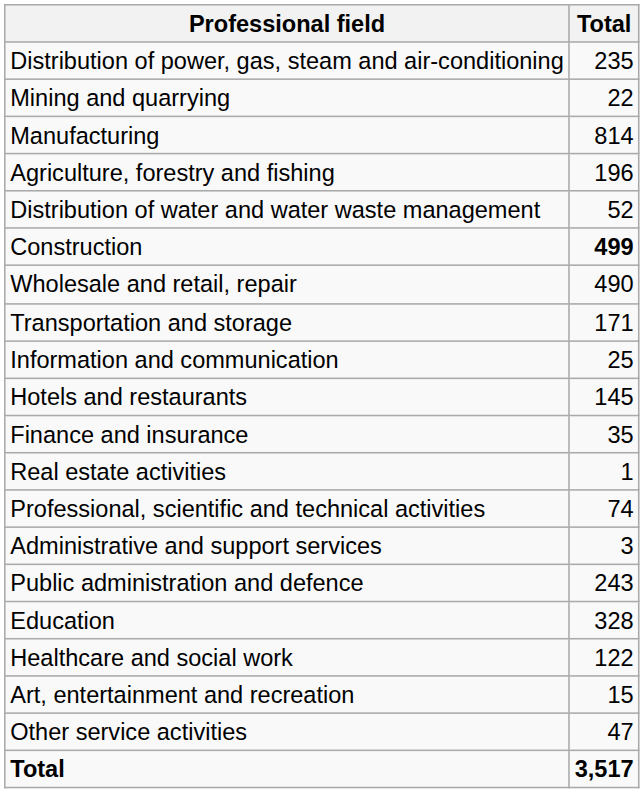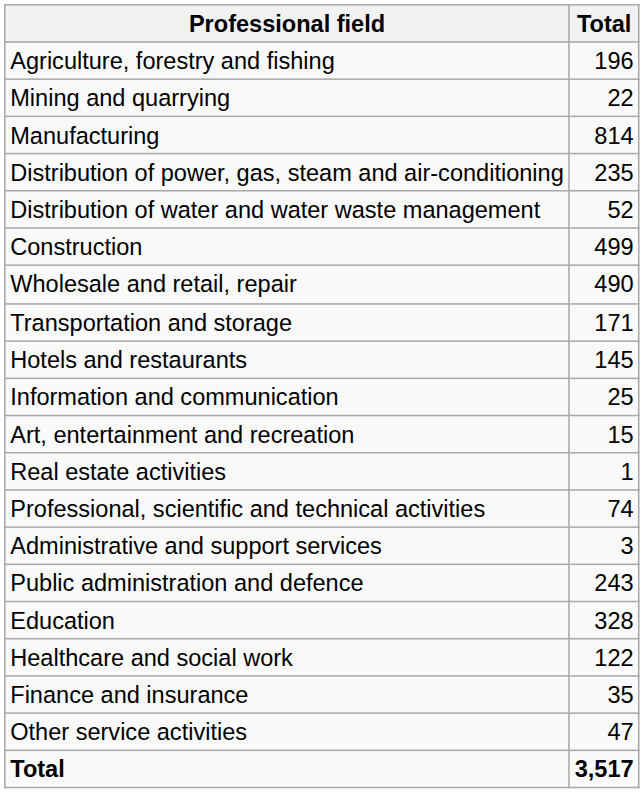rows swapped: (173, 173) <-> (287, 61)
(614, 247) bold -> (614, 247) normal
rows swapped: (129, 397) <-> (174, 359)
rows swapped: (129, 434) <-> (182, 695)
